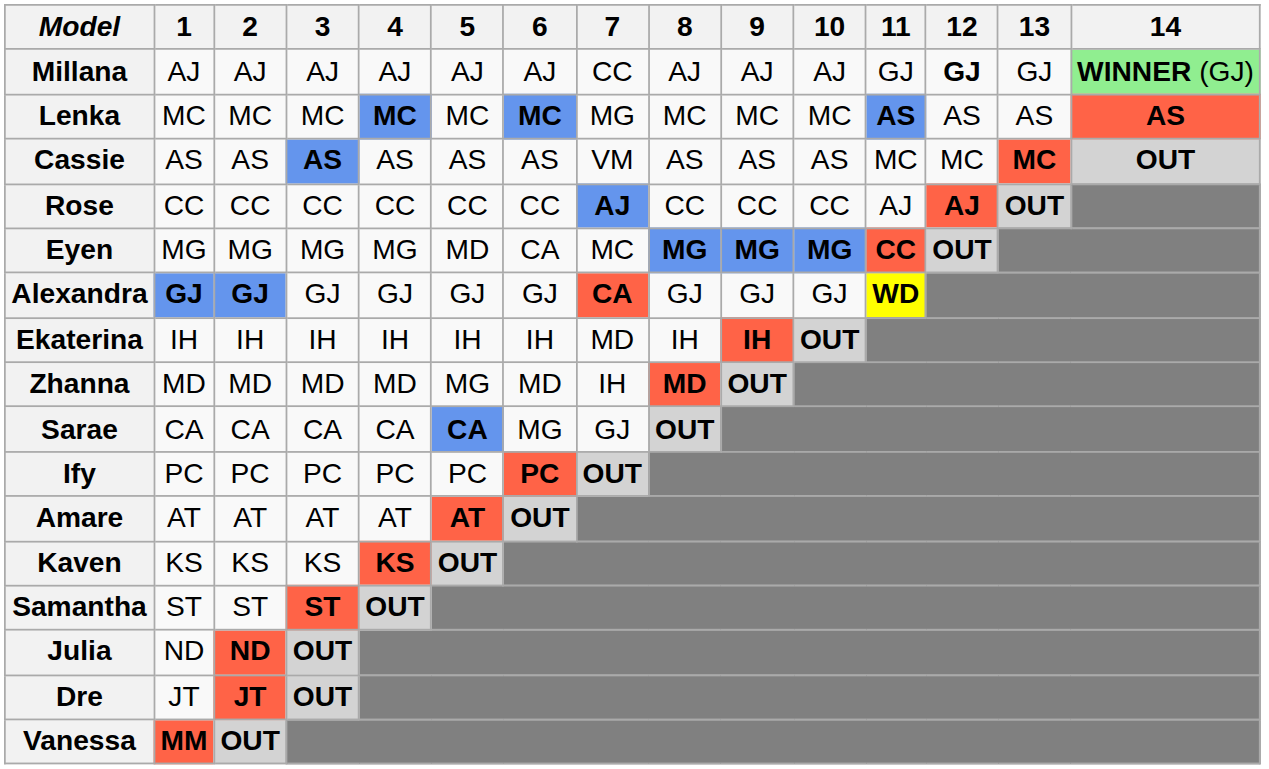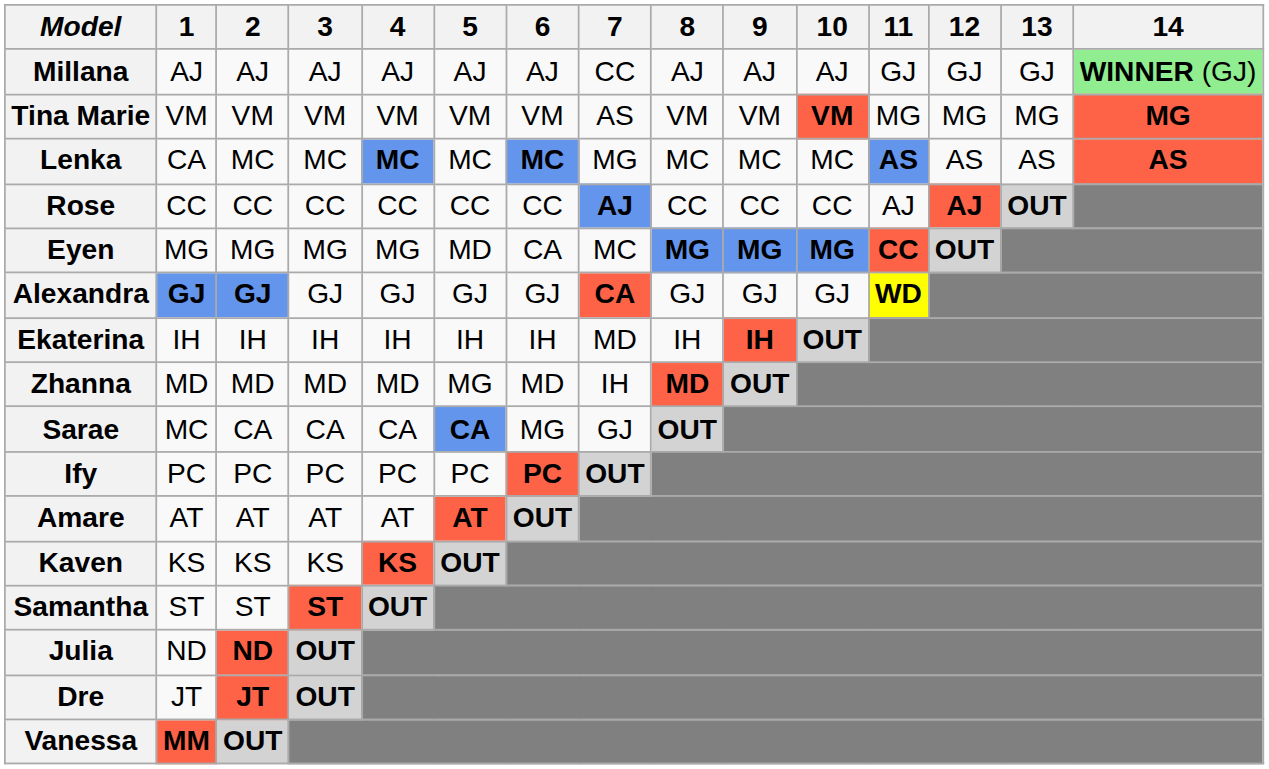(962, 71) bold -> (965, 71) normal
+ row: (81, 116)
(184, 116) MC -> (187, 160) CA
- row: (79, 160)
(184, 428) CA -> (187, 428) MC
